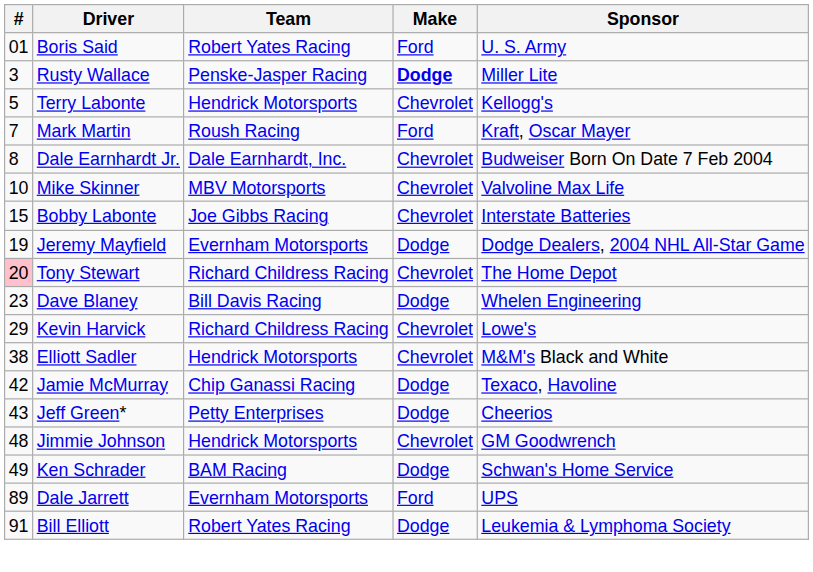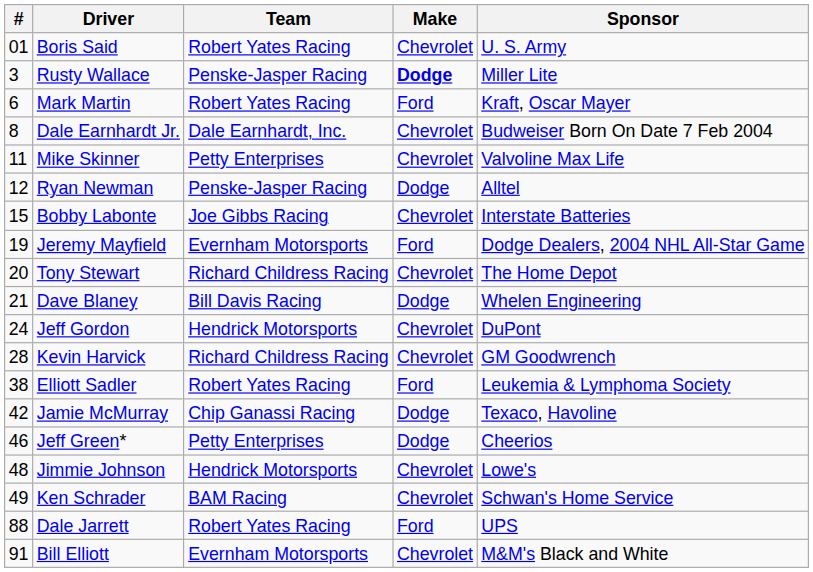(415, 47) Ford -> (435, 47) Chevrolet
- row: (91, 103)
(14, 131) 7 -> (14, 103) 6
(244, 131) Roush Racing -> (269, 103) Robert Yates Racing
(19, 188) 10 -> (18, 160) 11
(257, 188) MBV Motorsports -> (256, 160) Petty Enterprises
+ row: (95, 188)
(423, 244) Dodge -> (415, 244) Ford
(19, 272) pink background -> (19, 272) no background
(19, 300) 23 -> (19, 300) 21
+ row: (83, 329)
(19, 329) 29 -> (19, 357) 28
(509, 329) Lowe's -> (548, 357) GM Goodwrench
(273, 357) Hendrick Motorsports -> (269, 385) Robert Yates Racing
(435, 357) Chevrolet -> (415, 385) Ford
(575, 357) M&M's Black and White -> (606, 385) Leukemia & Lymphoma Society
(19, 413) 43 -> (19, 441) 46
(548, 441) GM Goodwrench -> (509, 469) Lowe's
(423, 469) Dodge -> (435, 497) Chevrolet
(19, 497) 89 -> (19, 526) 88
(278, 497) Evernham Motorsports -> (269, 526) Robert Yates Racing
(269, 526) Robert Yates Racing -> (278, 554) Evernham Motorsports
(423, 526) Dodge -> (435, 554) Chevrolet
(606, 526) Leukemia & Lymphoma Society -> (575, 554) M&M's Black and White
